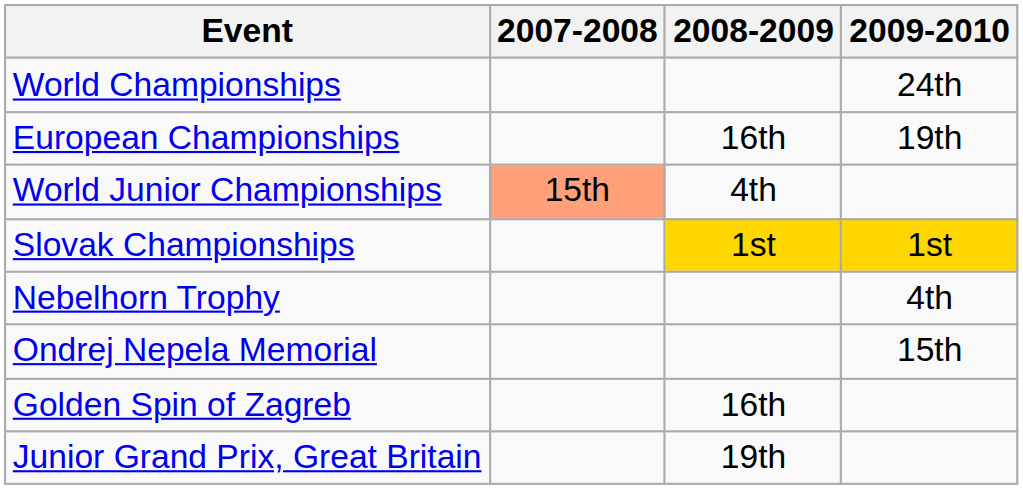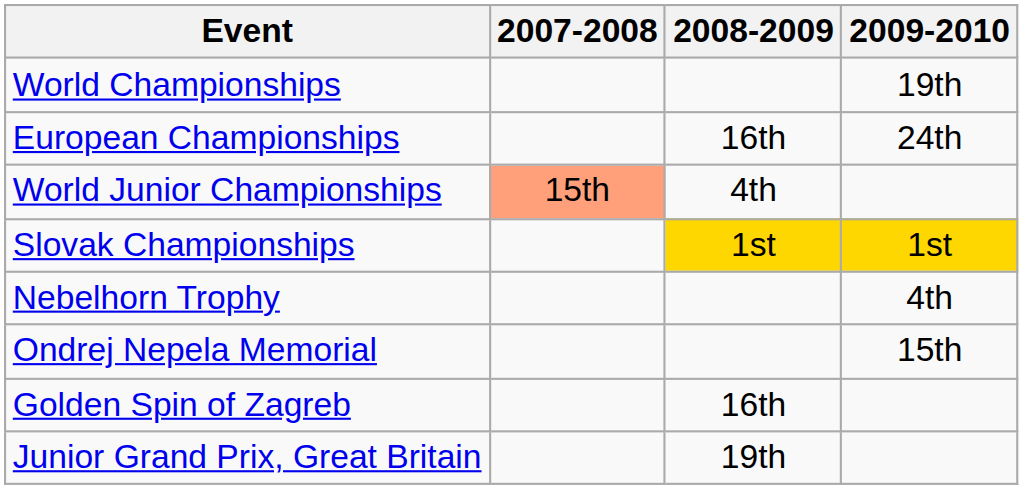(930, 84) 24th -> (930, 84) 19th
(930, 137) 19th -> (930, 137) 24th
